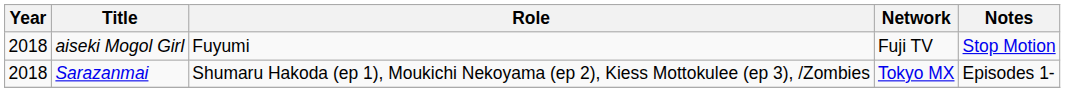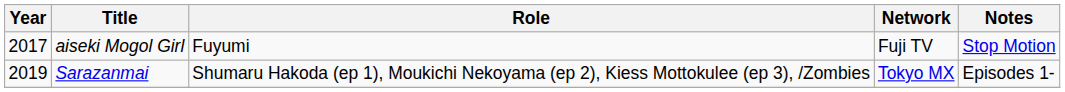(28, 45) 2018 -> (28, 45) 2017
(28, 73) 2018 -> (28, 73) 2019
